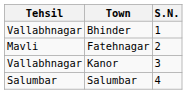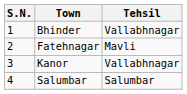columns swapped: (167, 13) <-> (44, 13)
